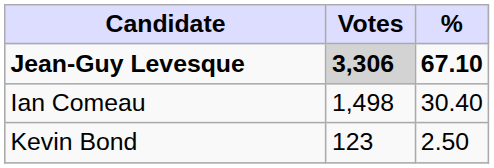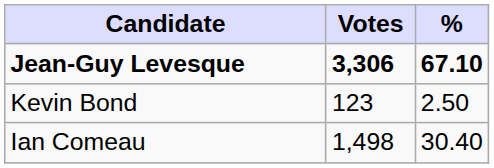(363, 63) lightgrey background -> (363, 63) no background
rows swapped: (78, 102) <-> (74, 142)
